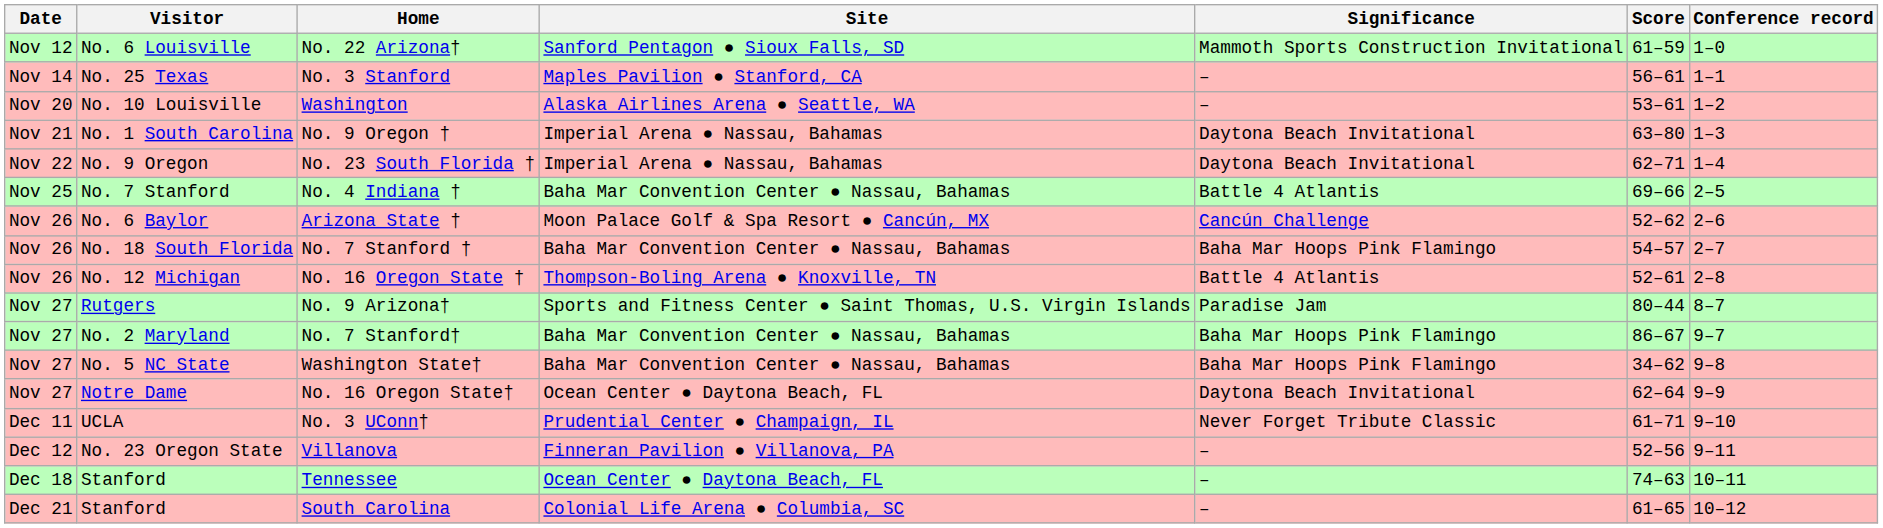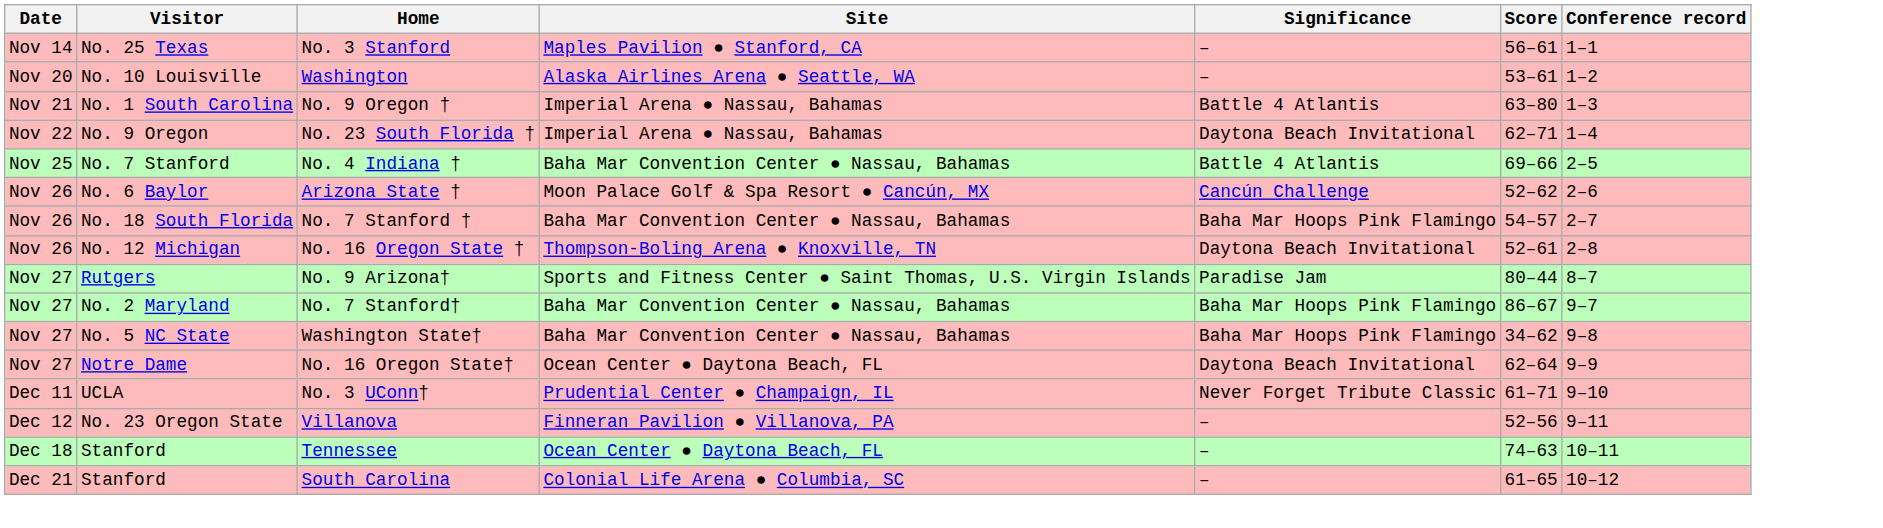- row: (381, 48)
(1337, 134) Daytona Beach Invitational -> (1289, 106) Battle 4 Atlantis
(1289, 278) Battle 4 Atlantis -> (1337, 250) Daytona Beach Invitational
